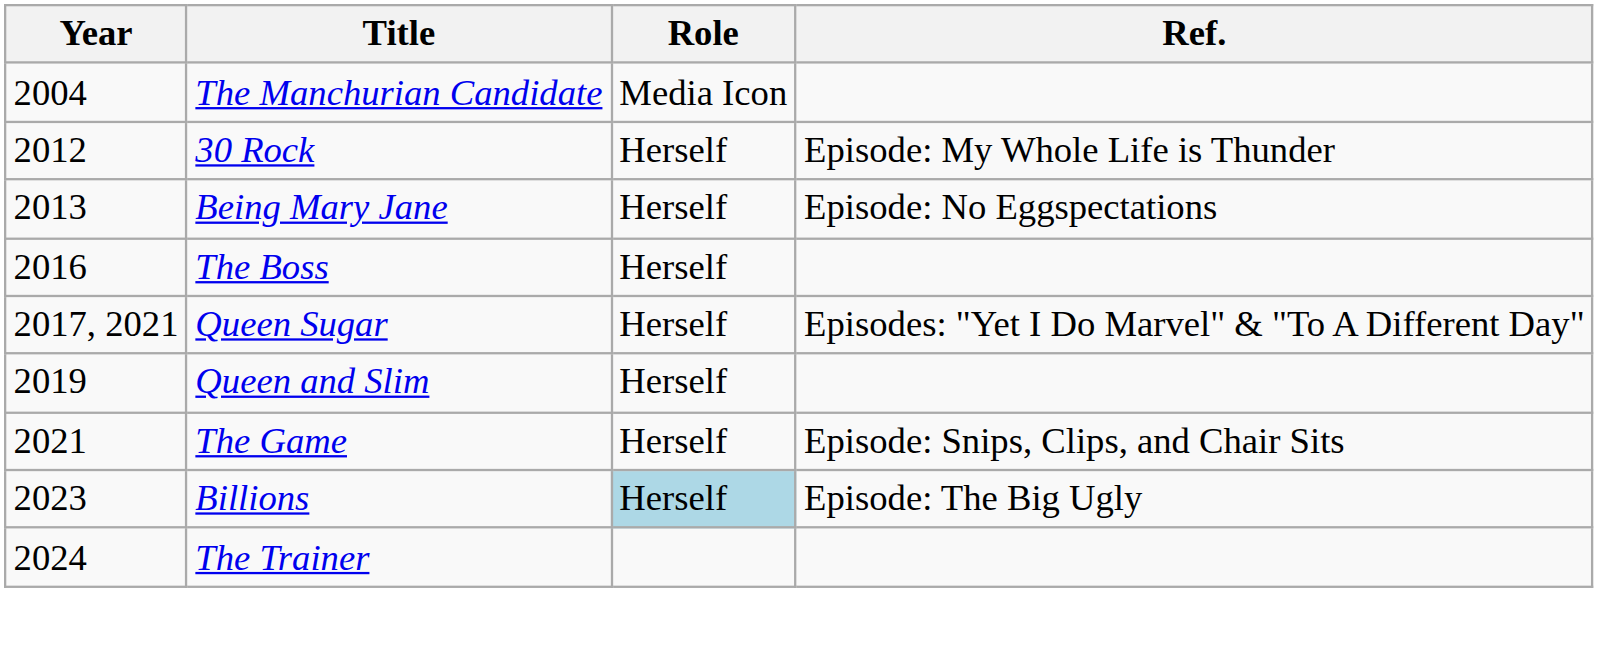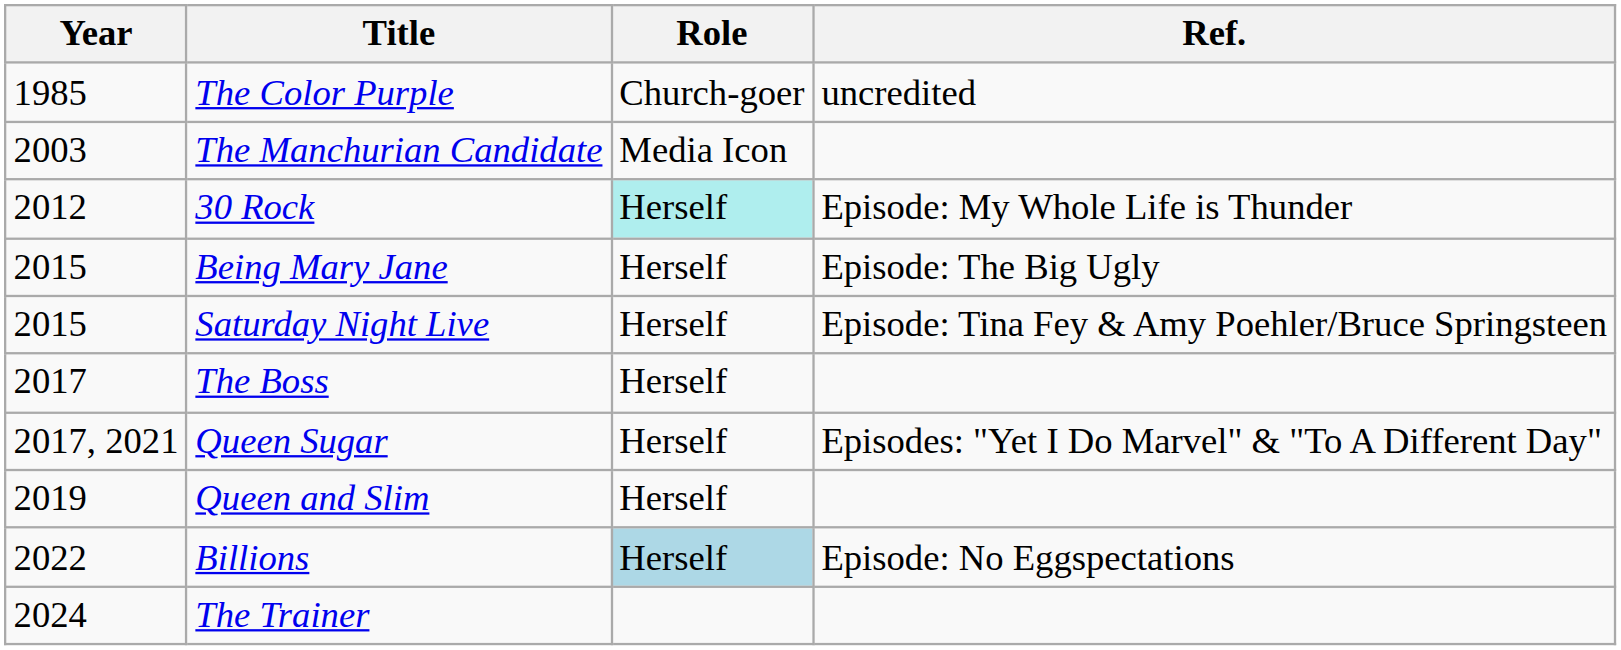+ row: (325, 91)
(50, 91) 2004 -> (50, 149) 2003
(673, 149) no background -> (673, 207) paleturquoise background
(50, 207) 2013 -> (50, 265) 2015
(1011, 207) Episode: No Eggspectations -> (991, 265) Episode: The Big Ugly
+ row: (342, 324)
(50, 265) 2016 -> (50, 382) 2017
- row: (271, 440)
(50, 498) 2023 -> (50, 556) 2022
(973, 498) Episode: The Big Ugly -> (1028, 556) Episode: No Eggspectations
